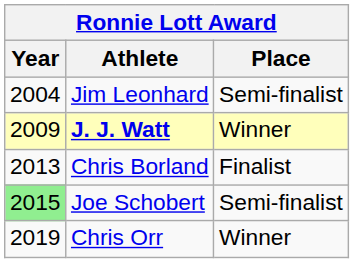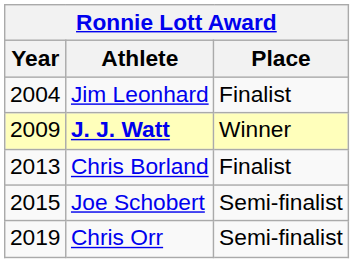(281, 94) Semi-finalist -> (255, 94) Finalist
(35, 202) lightgreen background -> (35, 202) no background
(255, 238) Winner -> (281, 238) Semi-finalist
